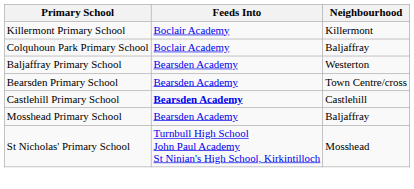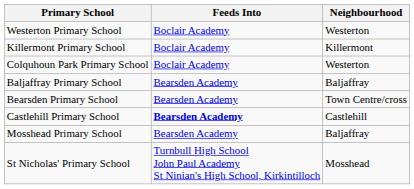+ row: (64, 30)
(347, 47) Baljaffray -> (347, 64) Westerton
(347, 64) Westerton -> (347, 82) Baljaffray
